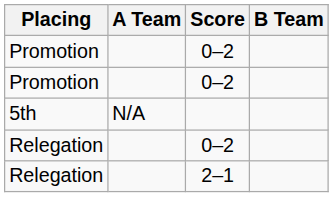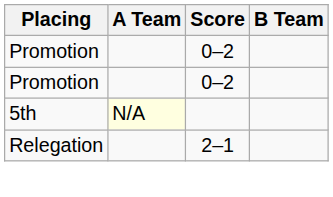(129, 113) no background -> (129, 113) lightyellow background
- row: (56, 144)
